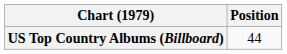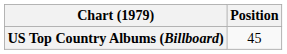(254, 37) 44 -> (254, 37) 45
